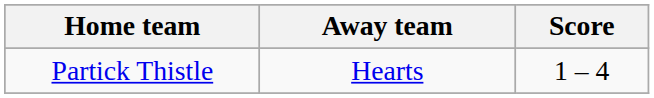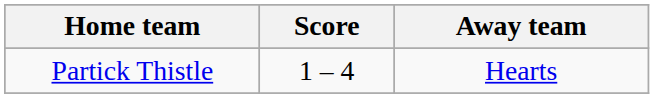columns swapped: (582, 26) <-> (387, 26)
